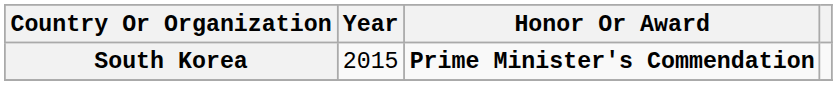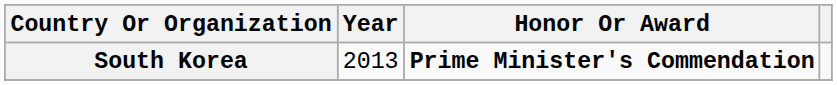(371, 62) 2015 -> (371, 62) 2013
